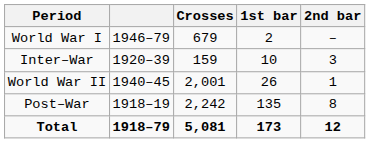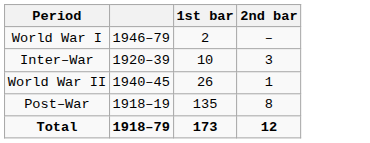- column: (205, 16)
